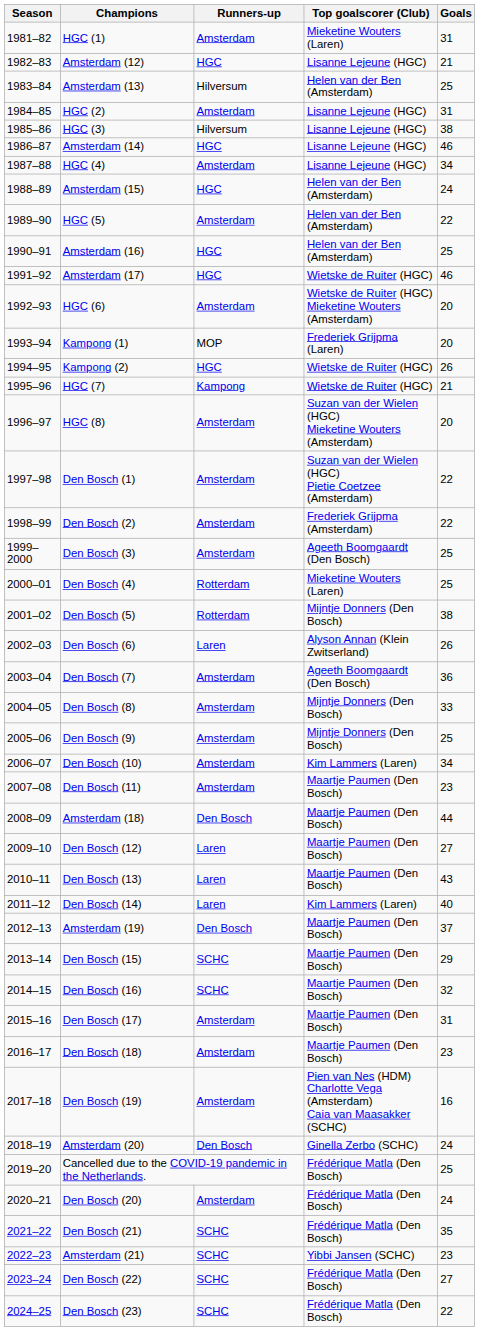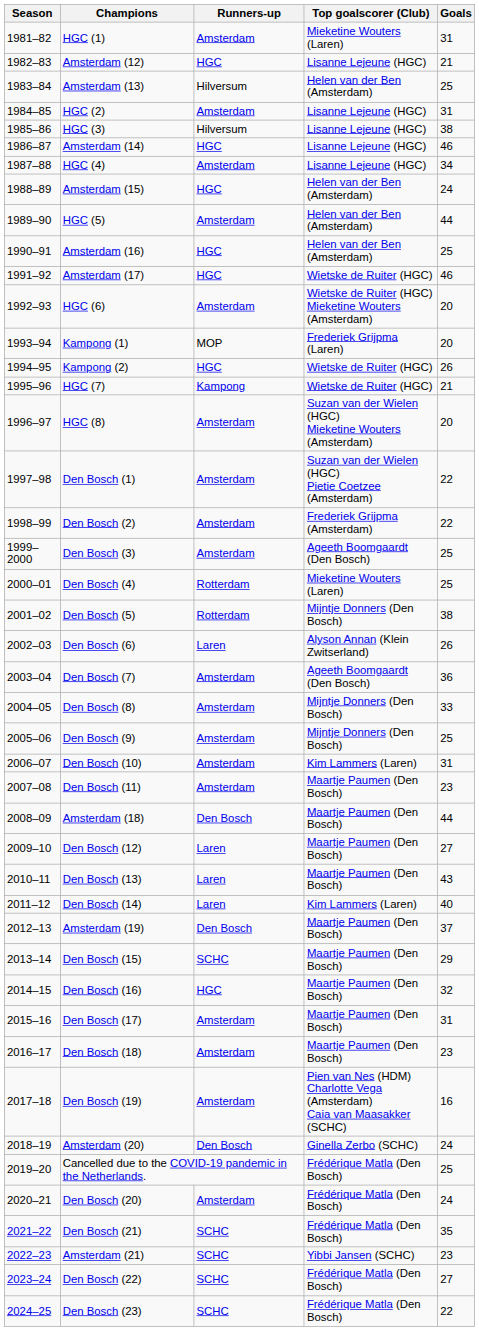(446, 220) 22 -> (446, 220) 44
(446, 763) 34 -> (446, 763) 31
(213, 990) SCHC -> (209, 990) HGC
